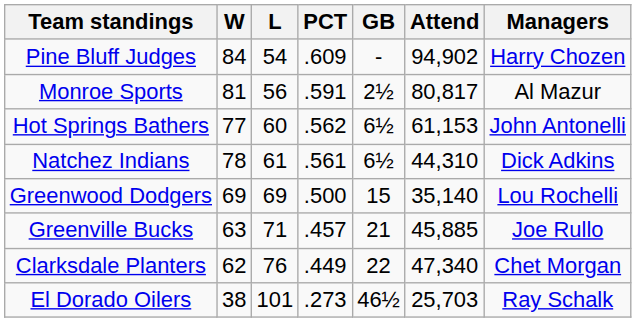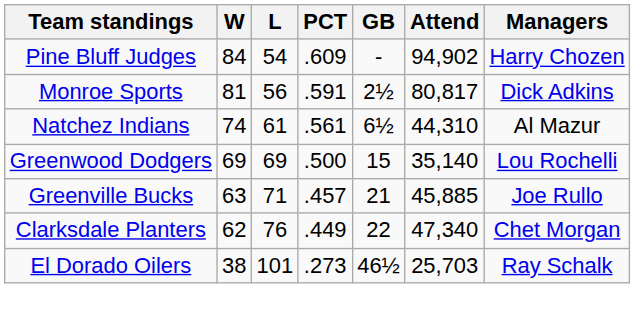(558, 91) Al Mazur -> (557, 91) Dick Adkins
- row: (111, 126)
(234, 160) 78 -> (234, 126) 74
(558, 160) Dick Adkins -> (557, 126) Al Mazur
